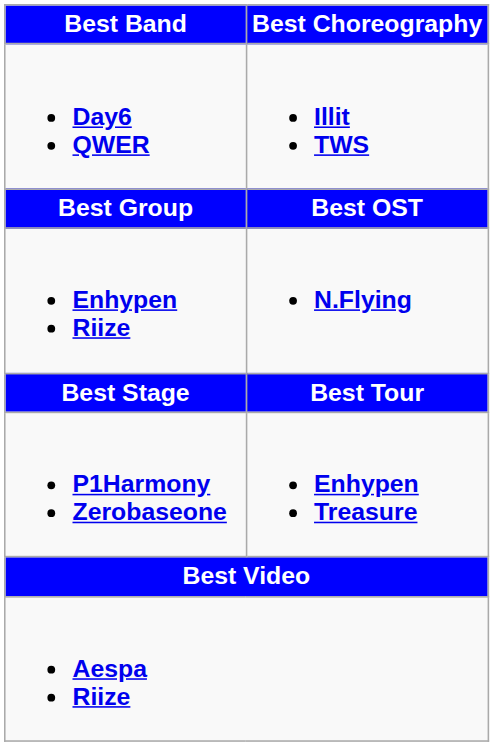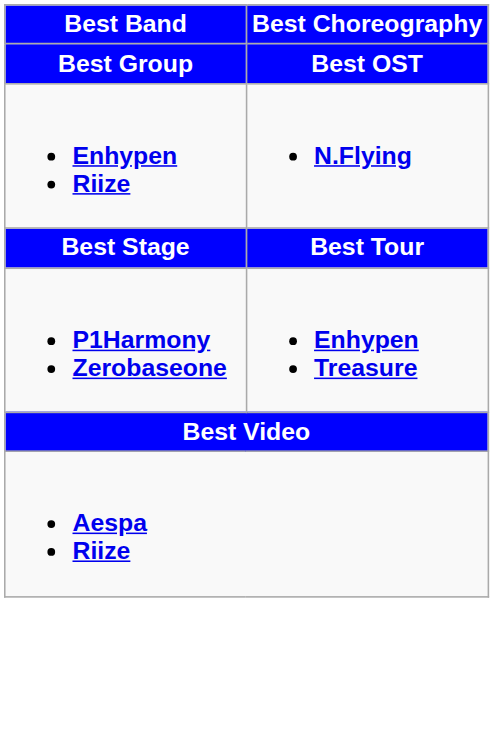- row: (126, 130)
